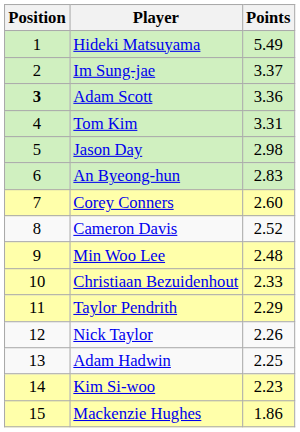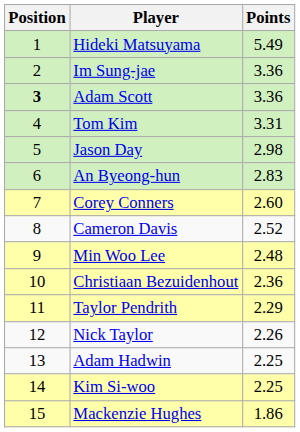(268, 70) 3.37 -> (268, 70) 3.36
(268, 281) 2.33 -> (268, 281) 2.36
(268, 387) 2.23 -> (268, 387) 2.25
